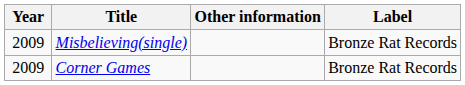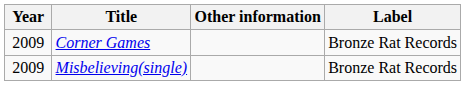rows swapped: (103, 67) <-> (121, 42)
